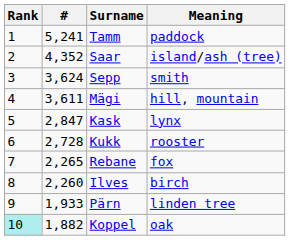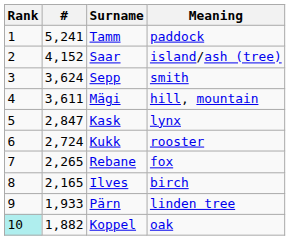(64, 57) 4,352 -> (64, 57) 4,152
(64, 141) 2,728 -> (64, 141) 2,724
(64, 183) 2,260 -> (64, 183) 2,165
